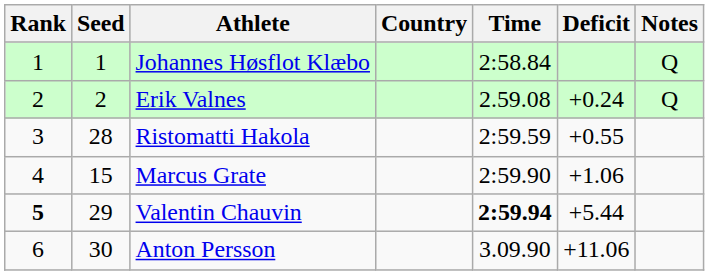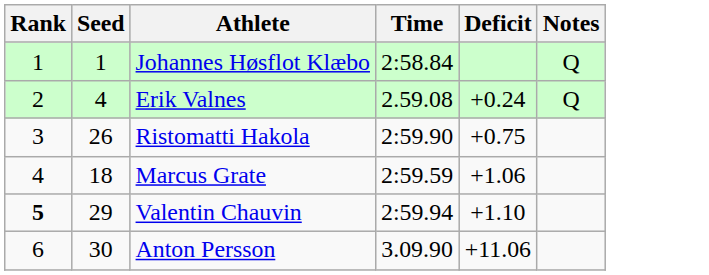- column: (424, 23)
(101, 99) 2 -> (101, 99) 4
(101, 136) 28 -> (101, 136) 26
(515, 136) 2:59.59 -> (417, 136) 2:59.90
(596, 136) +0.55 -> (498, 136) +0.75
(101, 174) 15 -> (101, 174) 18
(515, 174) 2:59.90 -> (417, 174) 2:59.59
(515, 212) bold -> (417, 212) normal
(596, 212) +5.44 -> (498, 212) +1.10
